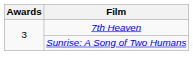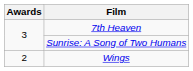+ row: (116, 58)
